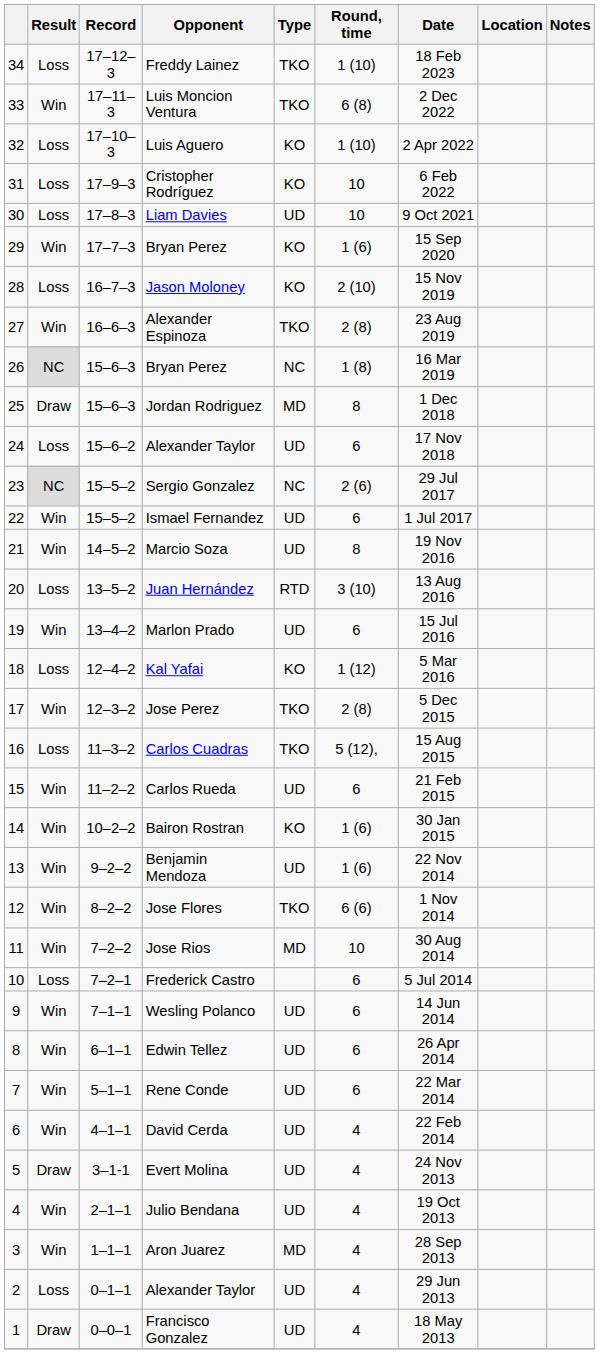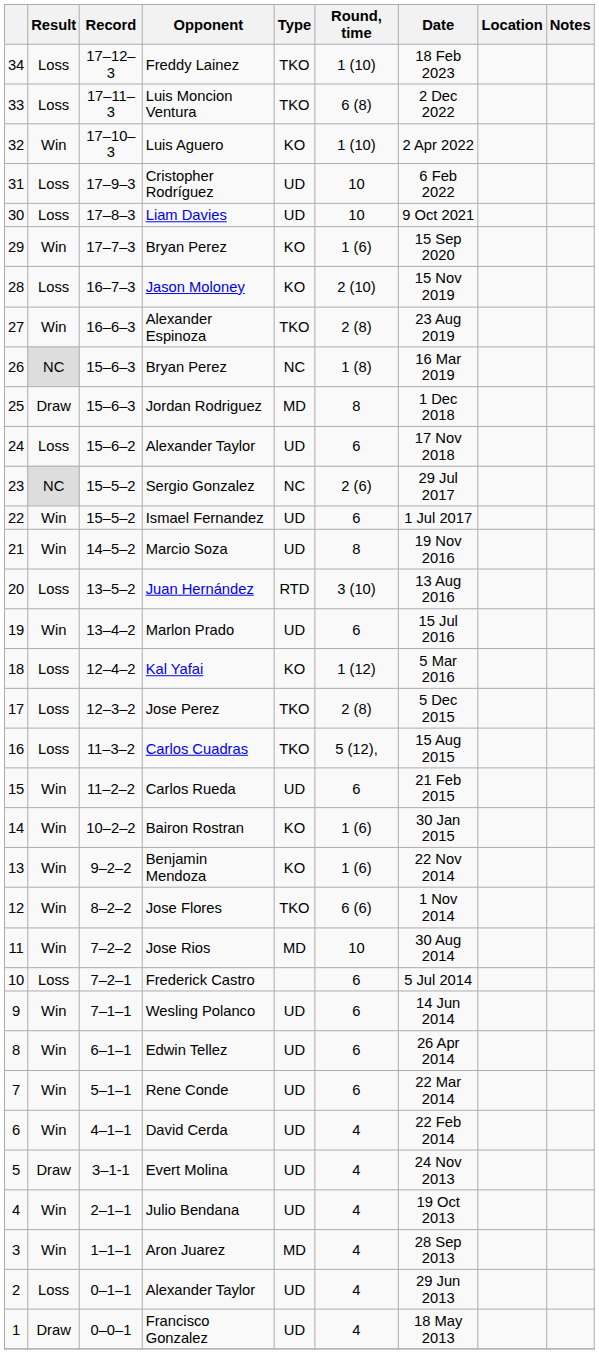(54, 104) Win -> (54, 104) Loss
(54, 144) Loss -> (54, 144) Win
(294, 184) KO -> (294, 184) UD
(54, 709) Win -> (54, 709) Loss
(294, 868) UD -> (294, 868) KO
